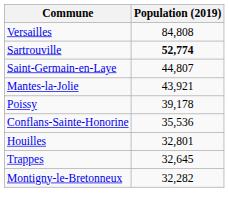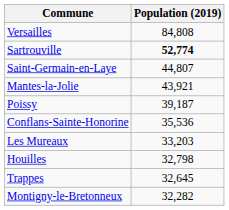(178, 104) 39,178 -> (178, 104) 39,187
+ row: (38, 141)
(178, 141) 32,801 -> (178, 159) 32,798
